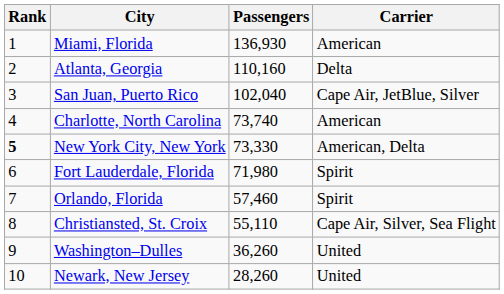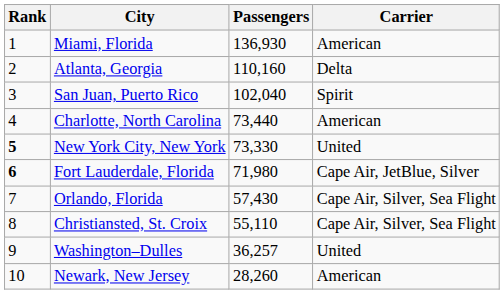(398, 95) Cape Air, JetBlue, Silver -> (335, 95) Spirit
(256, 120) 73,740 -> (256, 120) 73,440
(371, 146) American, Delta -> (339, 146) United
(12, 172) normal -> (12, 172) bold
(335, 172) Spirit -> (398, 172) Cape Air, JetBlue, Silver
(256, 198) 57,460 -> (256, 198) 57,430
(335, 198) Spirit -> (406, 198) Cape Air, Silver, Sea Flight
(256, 250) 36,260 -> (256, 250) 36,257
(339, 276) United -> (349, 276) American
